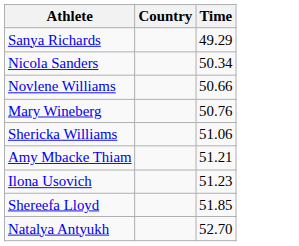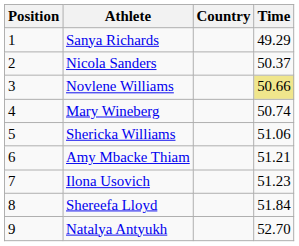+ column: (34, 16)
(216, 63) 50.34 -> (274, 63) 50.37
(216, 87) no background -> (274, 87) khaki background
(216, 110) 50.76 -> (274, 110) 50.74
(216, 205) 51.85 -> (274, 205) 51.84
